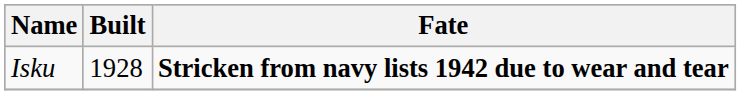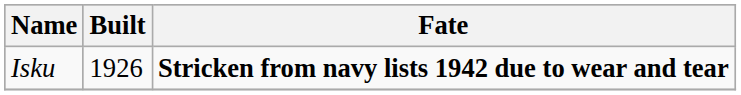(116, 67) 1928 -> (116, 67) 1926
